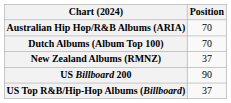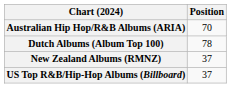(207, 43) 70 -> (207, 43) 78
- row: (96, 75)
